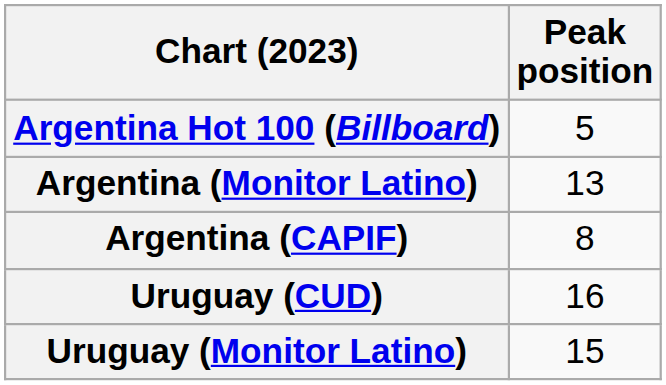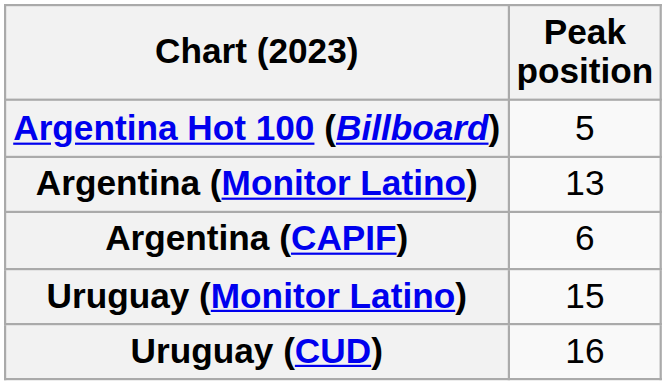(585, 239) 8 -> (585, 239) 6
rows swapped: (257, 351) <-> (257, 295)
